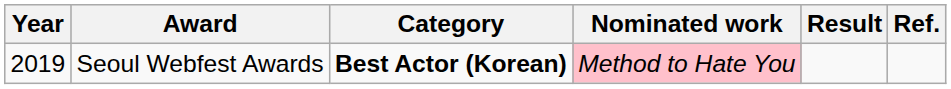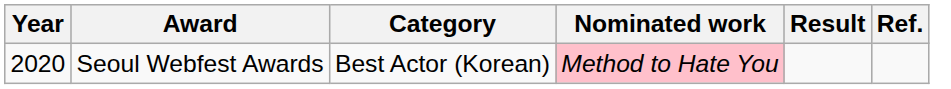(38, 63) 2019 -> (38, 63) 2020
(451, 63) bold -> (442, 63) normal
